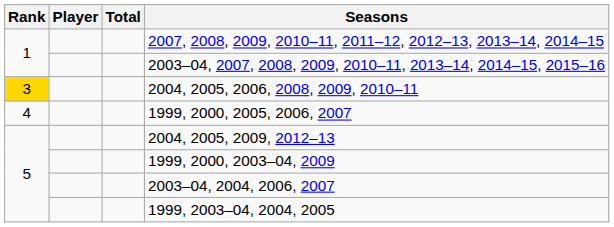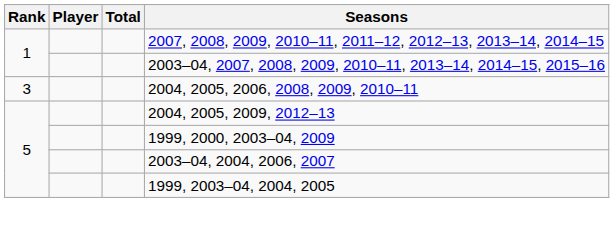(27, 89) gold background -> (27, 89) no background
- row: (250, 113)
